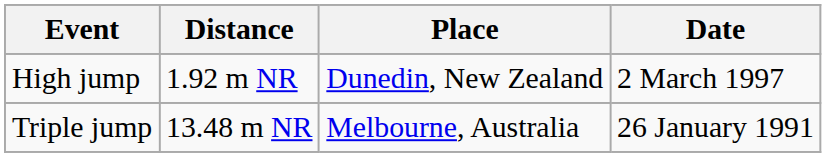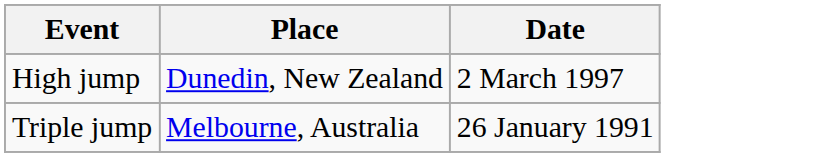- column: (239, 29)
